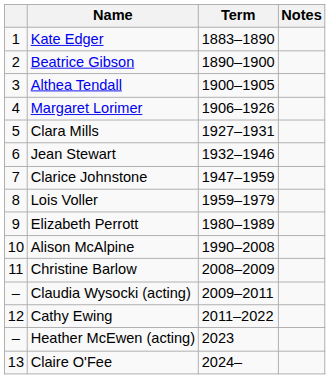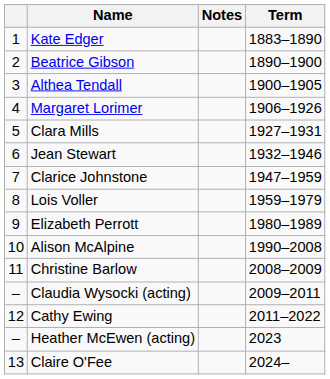columns swapped: (238, 16) <-> (302, 16)
